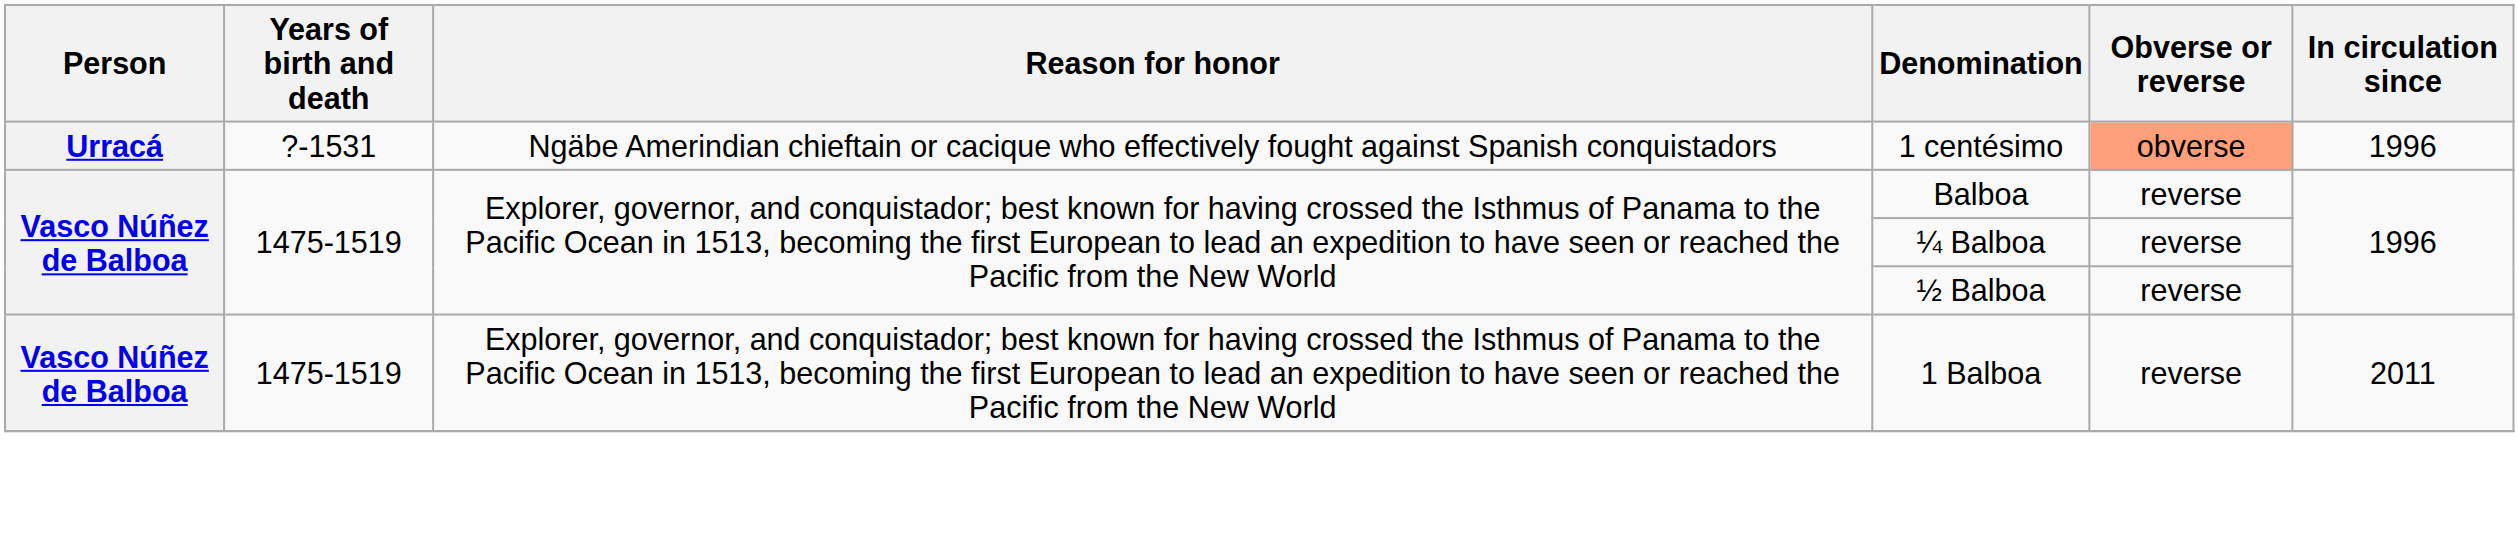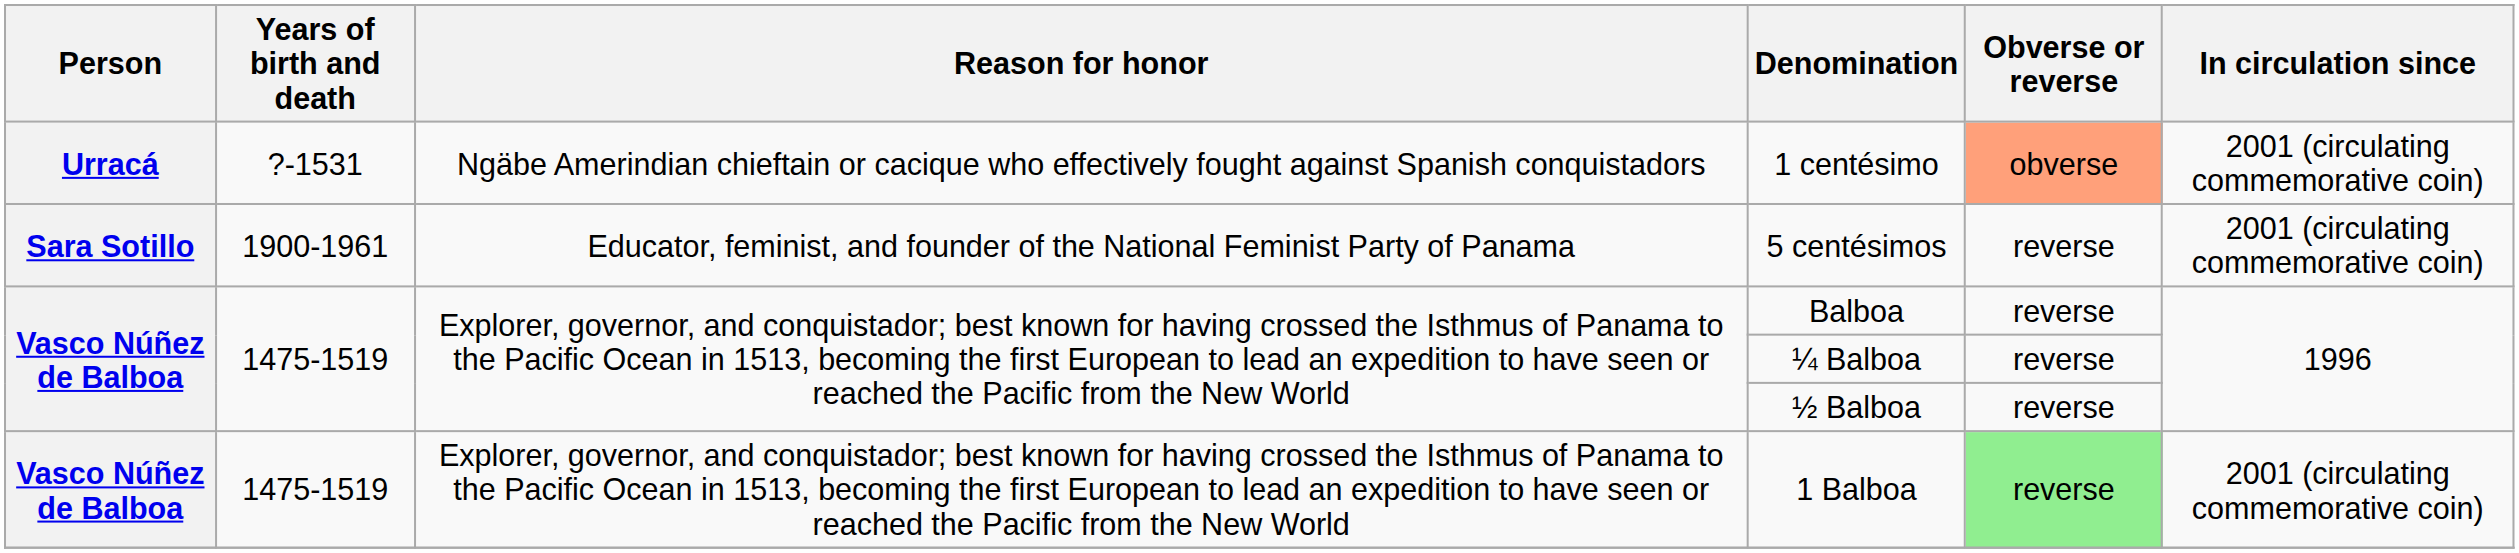(2403, 146) 1996 -> (2338, 163) 2001 (circulating commemorative coin)
+ row: (1856, 246)
(2191, 374) no background -> (2064, 490) lightgreen background
(2403, 374) 2011 -> (2338, 490) 2001 (circulating commemorative coin)
